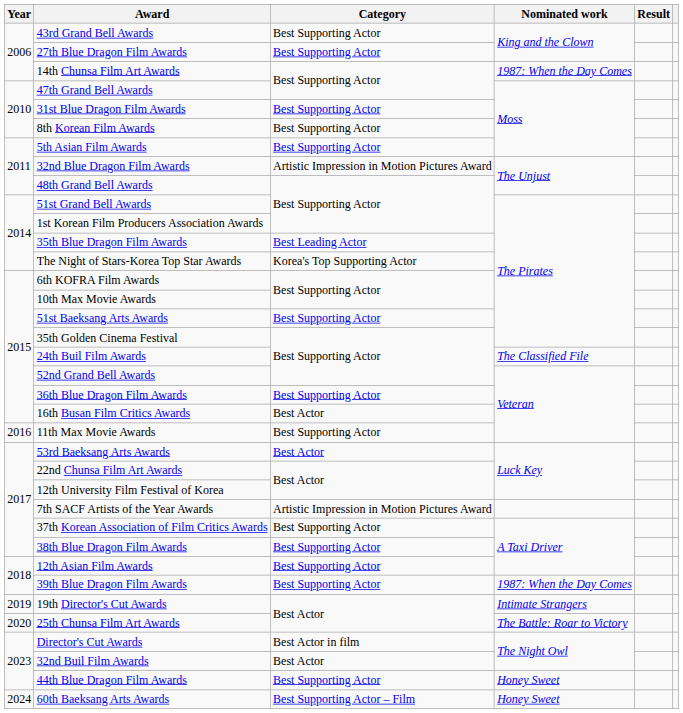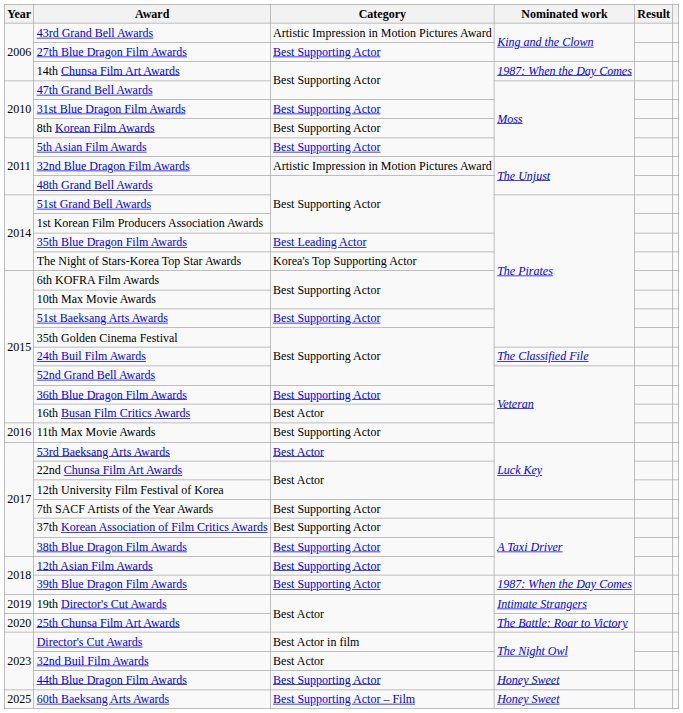(327, 33) Best Supporting Actor -> (382, 33) Artistic Impression in Motion Pictures Award
(382, 508) Artistic Impression in Motion Pictures Award -> (327, 508) Best Supporting Actor
(19, 699) 2024 -> (19, 699) 2025
